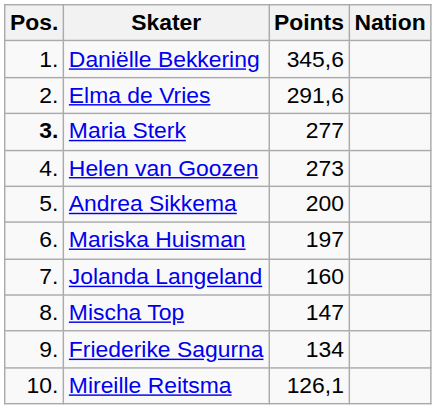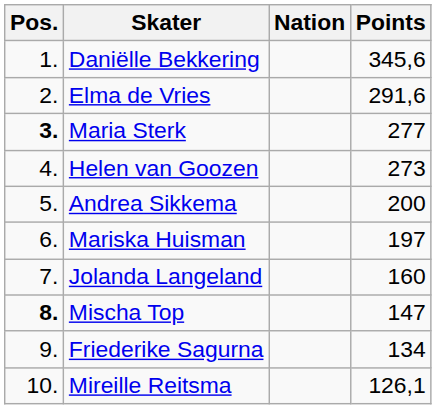columns swapped: (390, 22) <-> (309, 22)
(49, 312) normal -> (49, 312) bold
